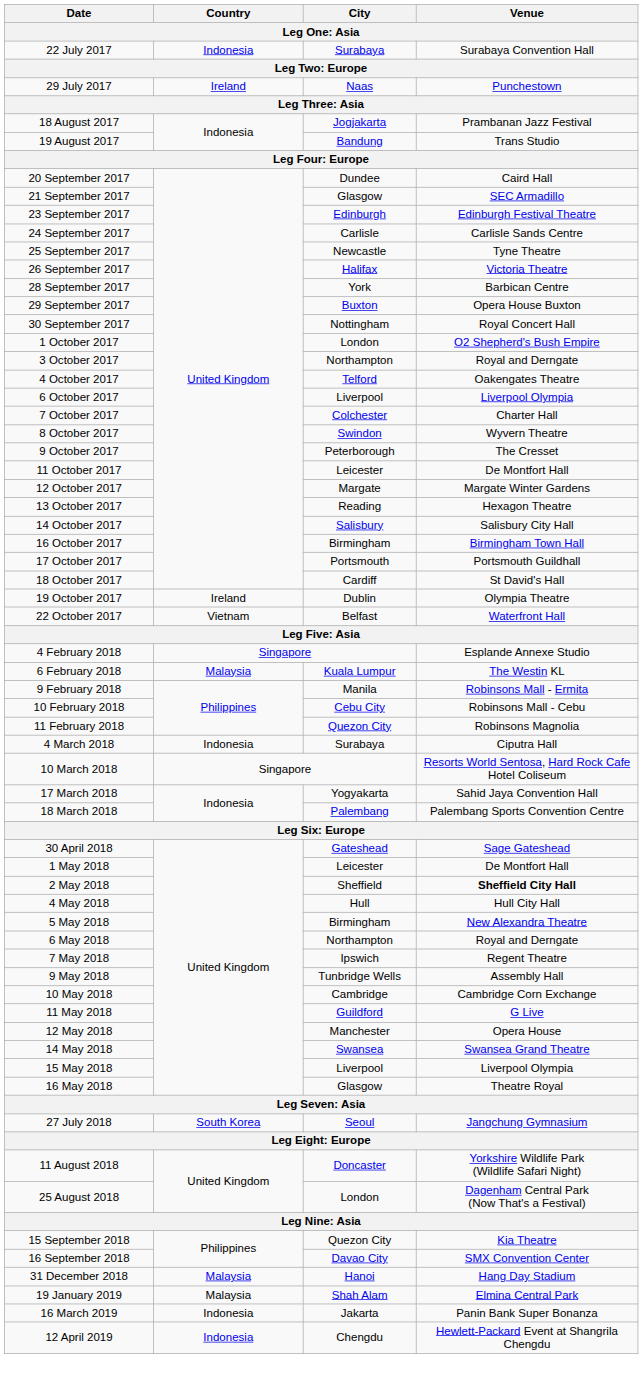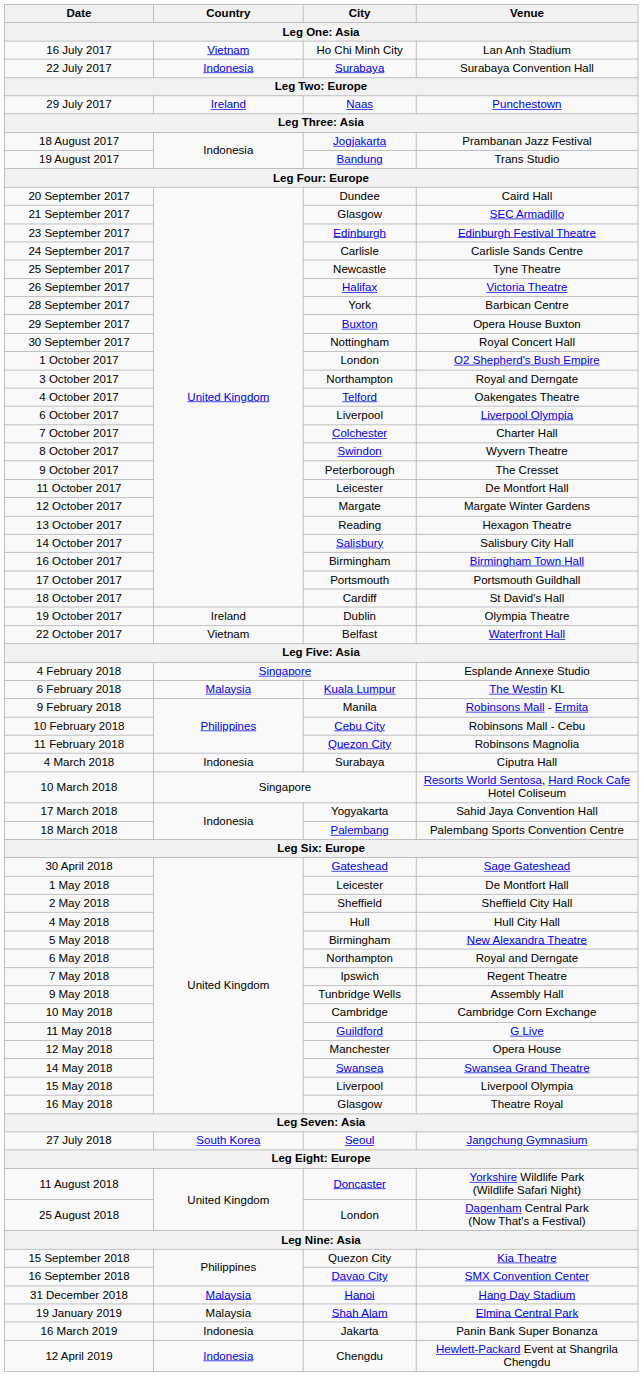+ row: (79, 50)
(527, 885) bold -> (527, 903) normal
